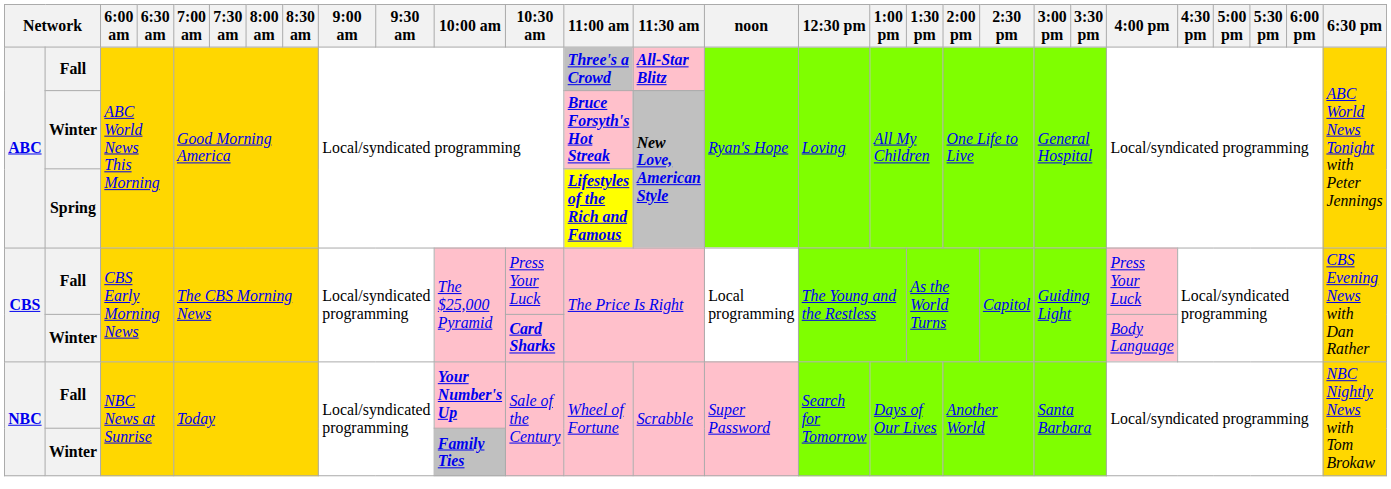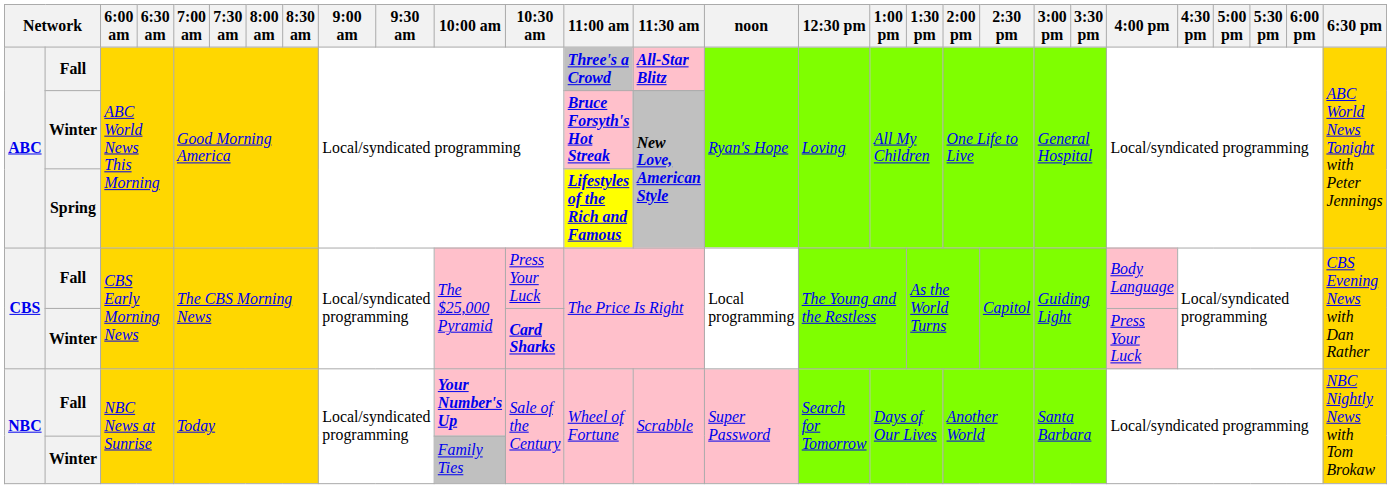(1128, 281) Press Your Luck -> (1142, 277) Body Language
(1142, 338) Body Language -> (1128, 338) Press Your Luck
(461, 452) bold -> (460, 459) normal
